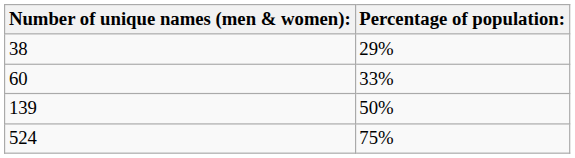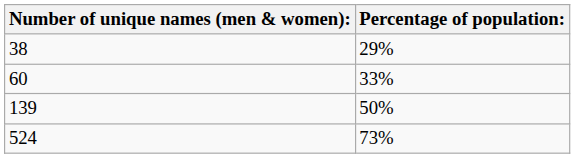(376, 138) 75% -> (376, 138) 73%
